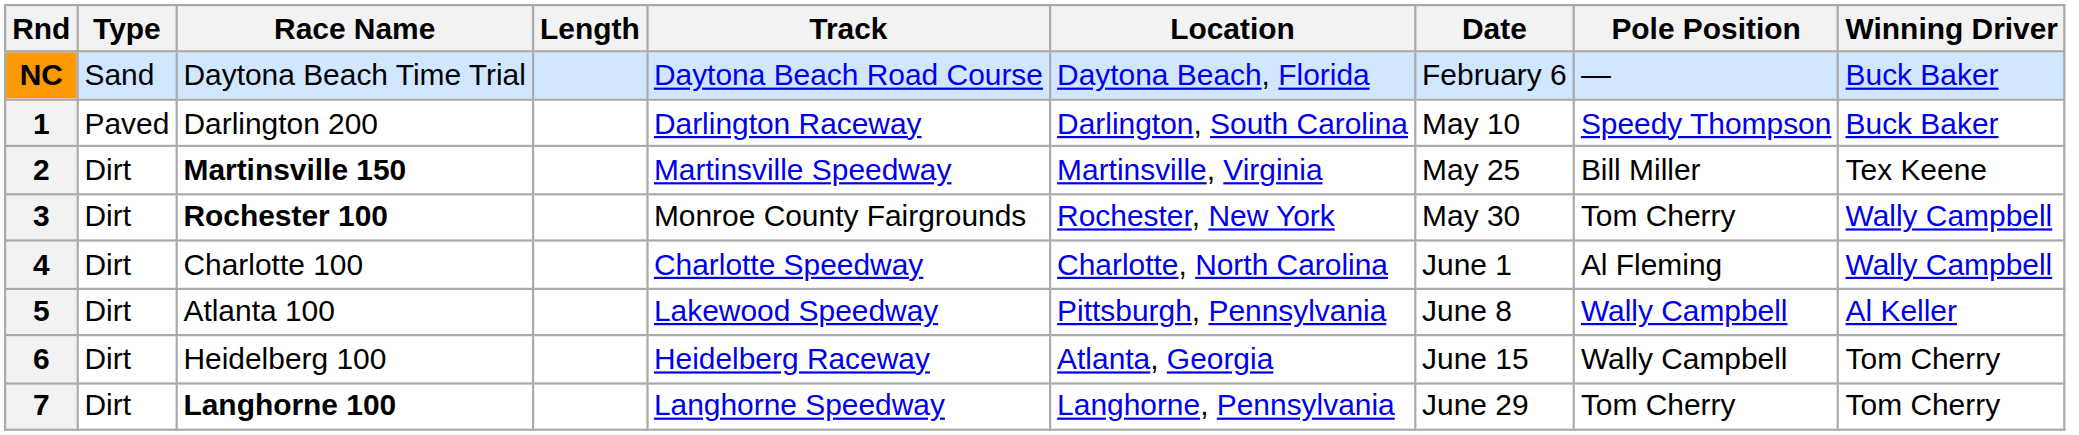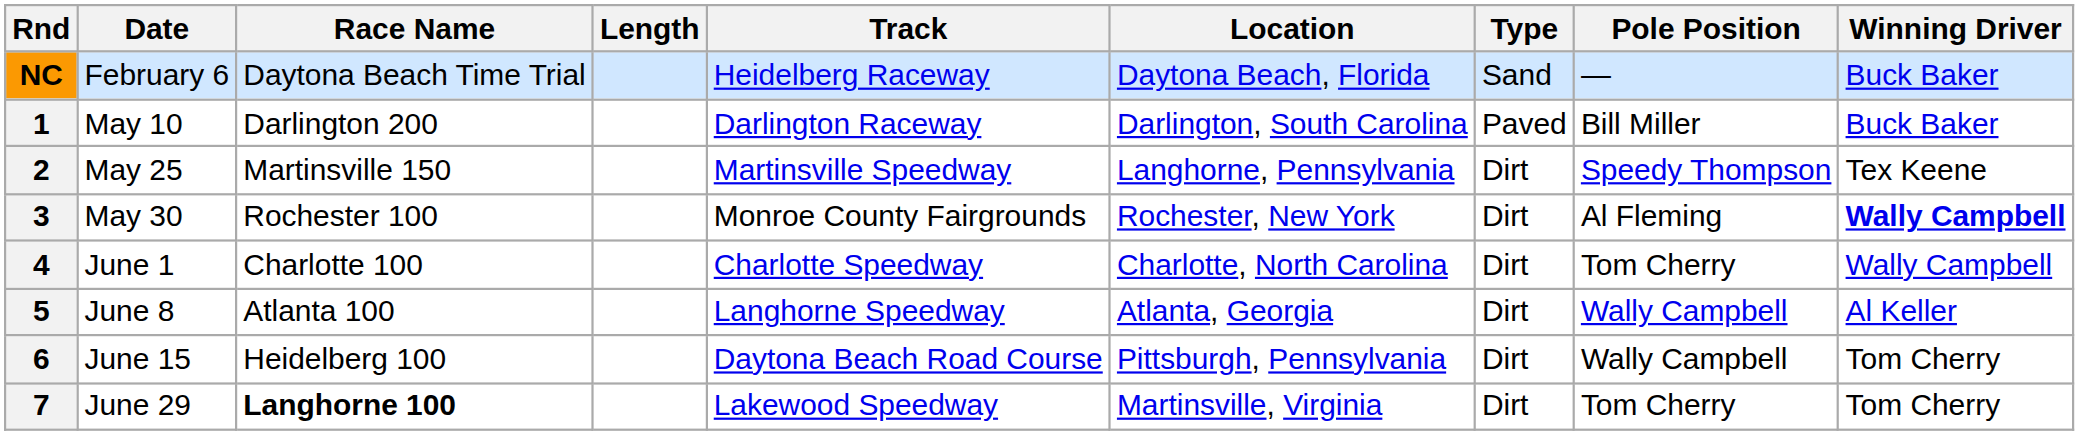columns swapped: (1494, 28) <-> (127, 28)
(848, 75) Daytona Beach Road Course -> (852, 75) Heidelberg Raceway
(1706, 123) Speedy Thompson -> (1641, 123) Bill Miller
(295, 170) bold -> (347, 170) normal
(1190, 170) Martinsville, Virginia -> (1286, 170) Langhorne, Pennsylvania
(1641, 170) Bill Miller -> (1706, 170) Speedy Thompson
(286, 217) bold -> (341, 217) normal
(1658, 217) Tom Cherry -> (1652, 217) Al Fleming
(1949, 217) normal -> (1956, 217) bold
(1652, 264) Al Fleming -> (1658, 264) Tom Cherry
(796, 311) Lakewood Speedway -> (859, 311) Langhorne Speedway
(1222, 311) Pittsburgh, Pennsylvania -> (1225, 311) Atlanta, Georgia
(792, 358) Heidelberg Raceway -> (908, 358) Daytona Beach Road Course
(1165, 358) Atlanta, Georgia -> (1282, 358) Pittsburgh, Pennsylvania
(799, 406) Langhorne Speedway -> (856, 406) Lakewood Speedway
(1226, 406) Langhorne, Pennsylvania -> (1250, 406) Martinsville, Virginia
